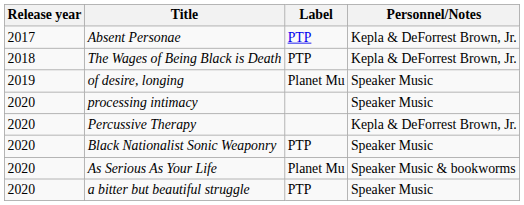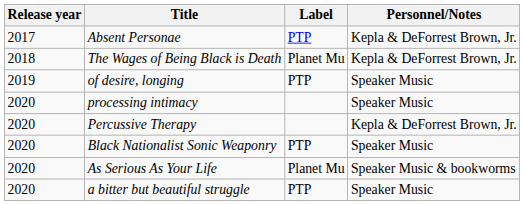(300, 59) PTP -> (316, 59) Planet Mu
(316, 80) Planet Mu -> (300, 80) PTP
